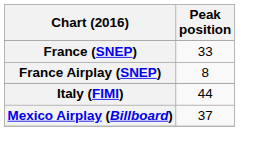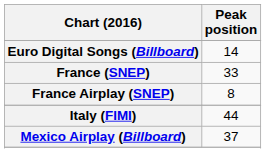+ row: (103, 51)
